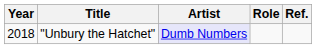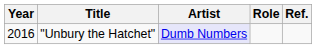(21, 33) 2018 -> (21, 33) 2016
